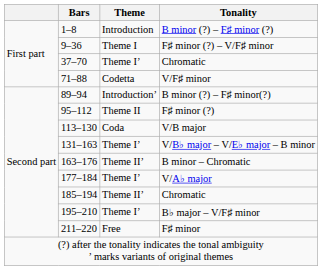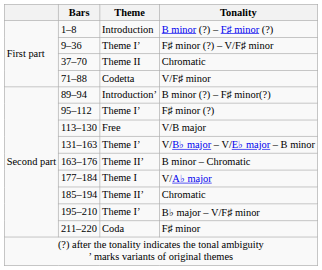(120, 45) Theme I -> (121, 45) Theme I’
(121, 62) Theme I’ -> (121, 62) Theme II
(121, 111) Theme II -> (121, 111) Theme I’
(113, 128) Coda -> (111, 128) Free
(121, 178) Theme I’ -> (120, 178) Theme I
(111, 229) Free -> (113, 229) Coda
